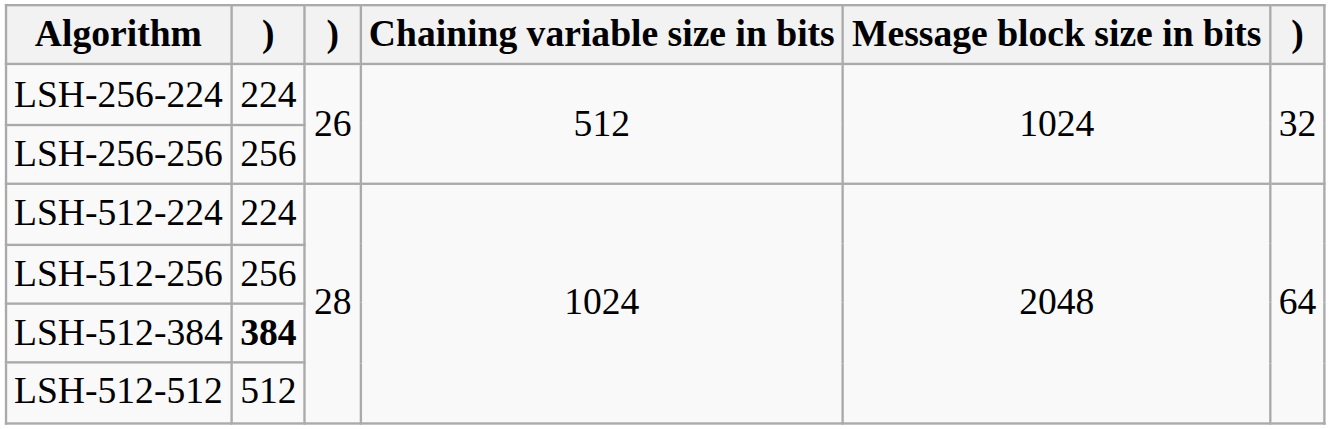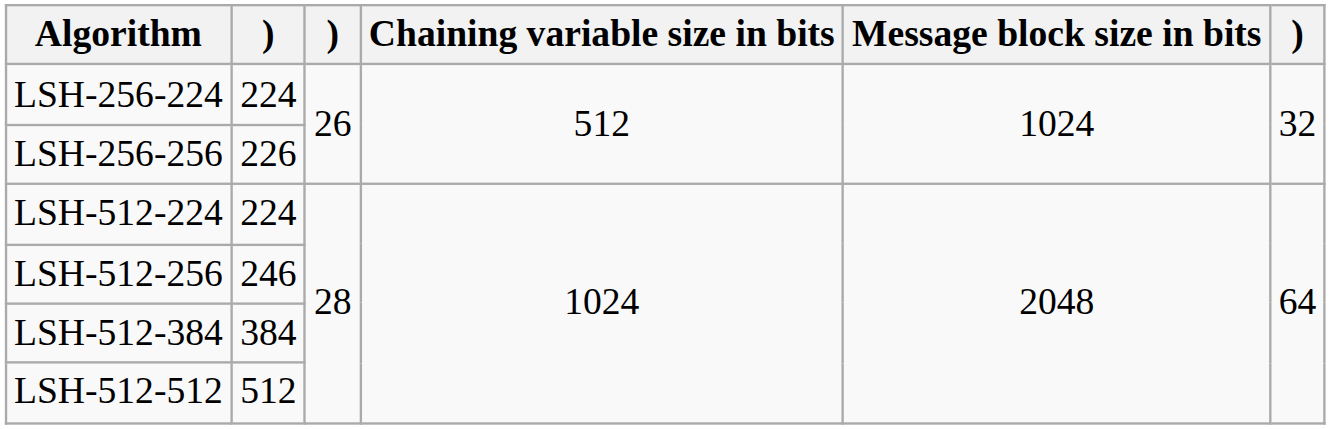(268, 153) 256 -> (268, 153) 226
(268, 272) 256 -> (268, 272) 246
(268, 332) bold -> (268, 332) normal
